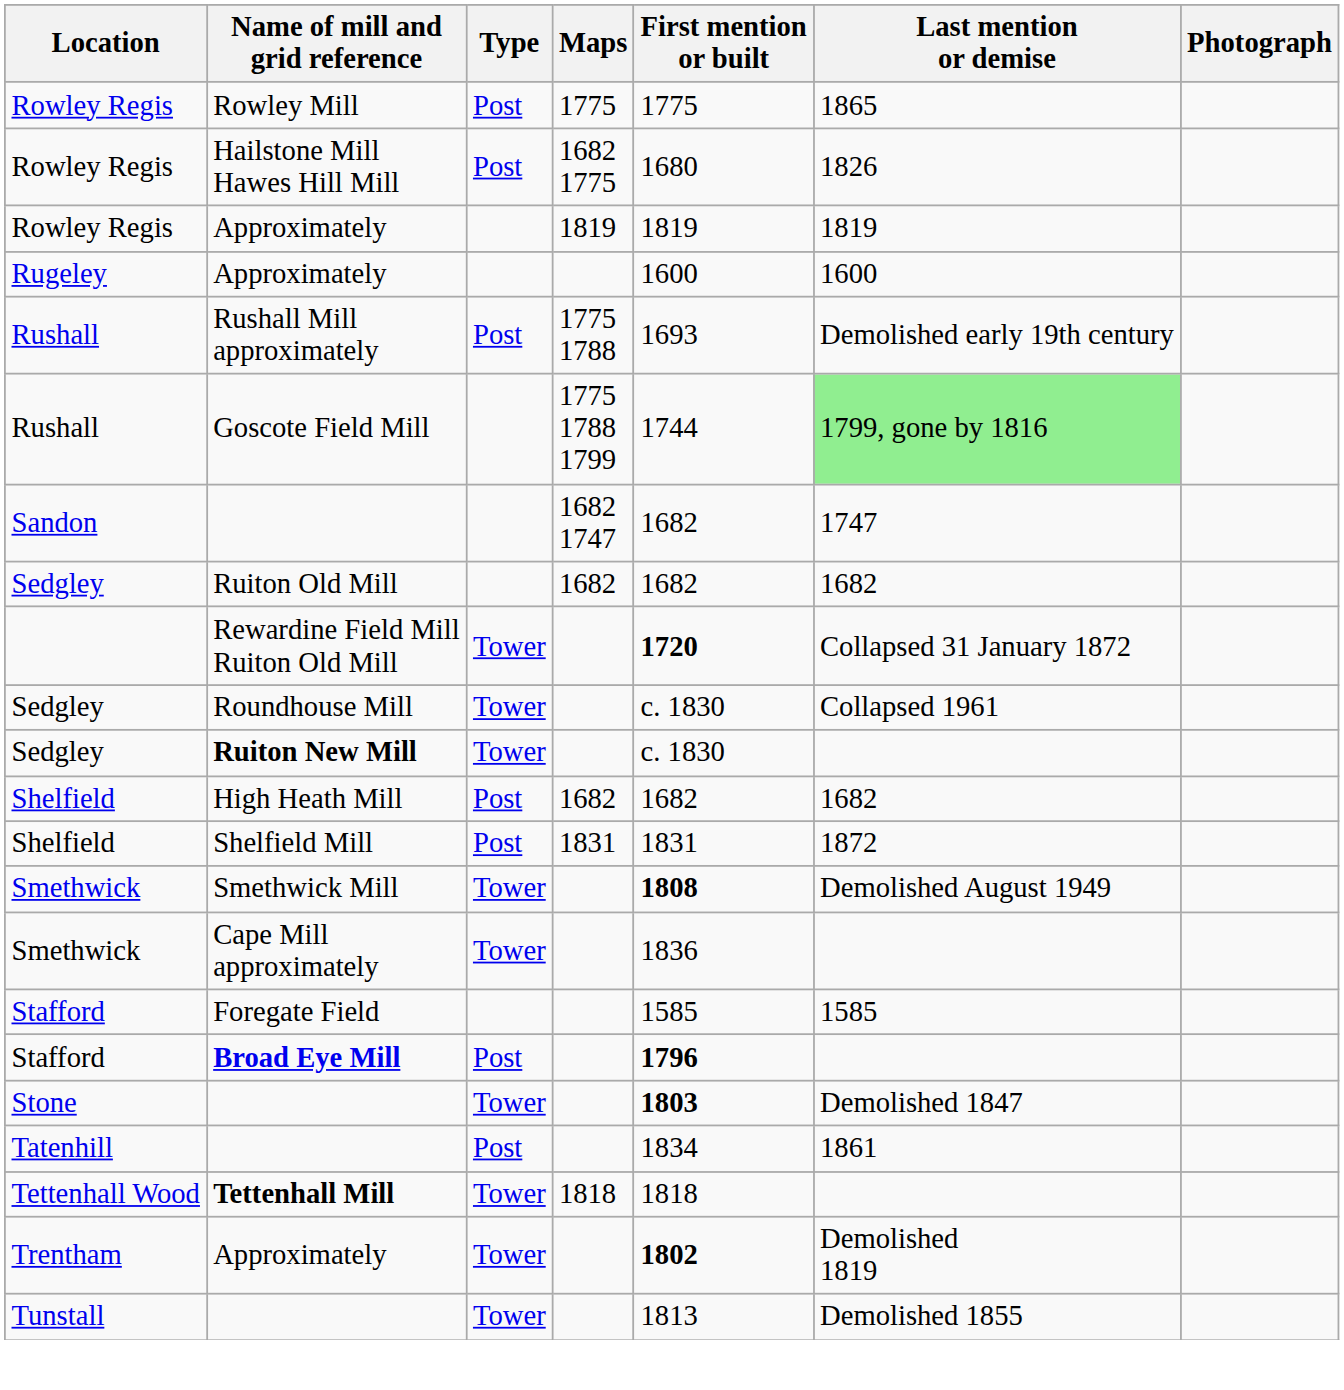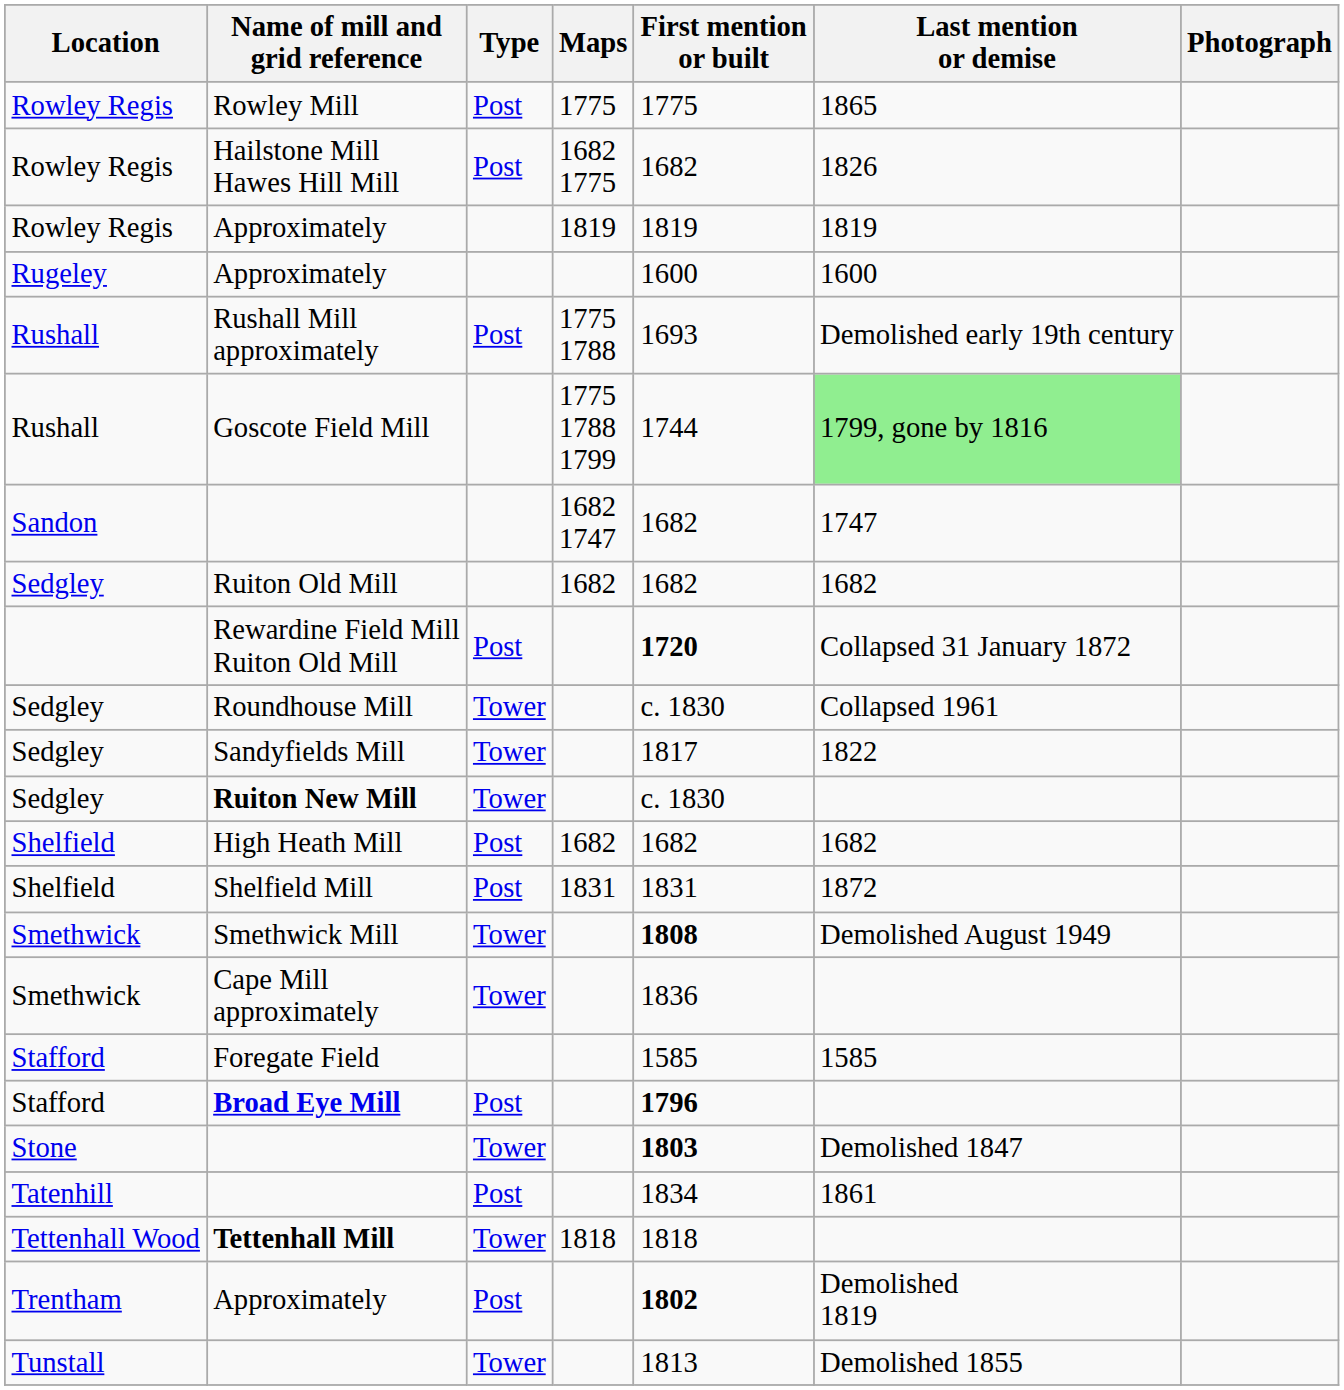(669, 166) 1680 -> (669, 166) 1682
(509, 645) Tower -> (498, 645) Post
+ row: (58, 752)
(509, 1254) Tower -> (498, 1300) Post
